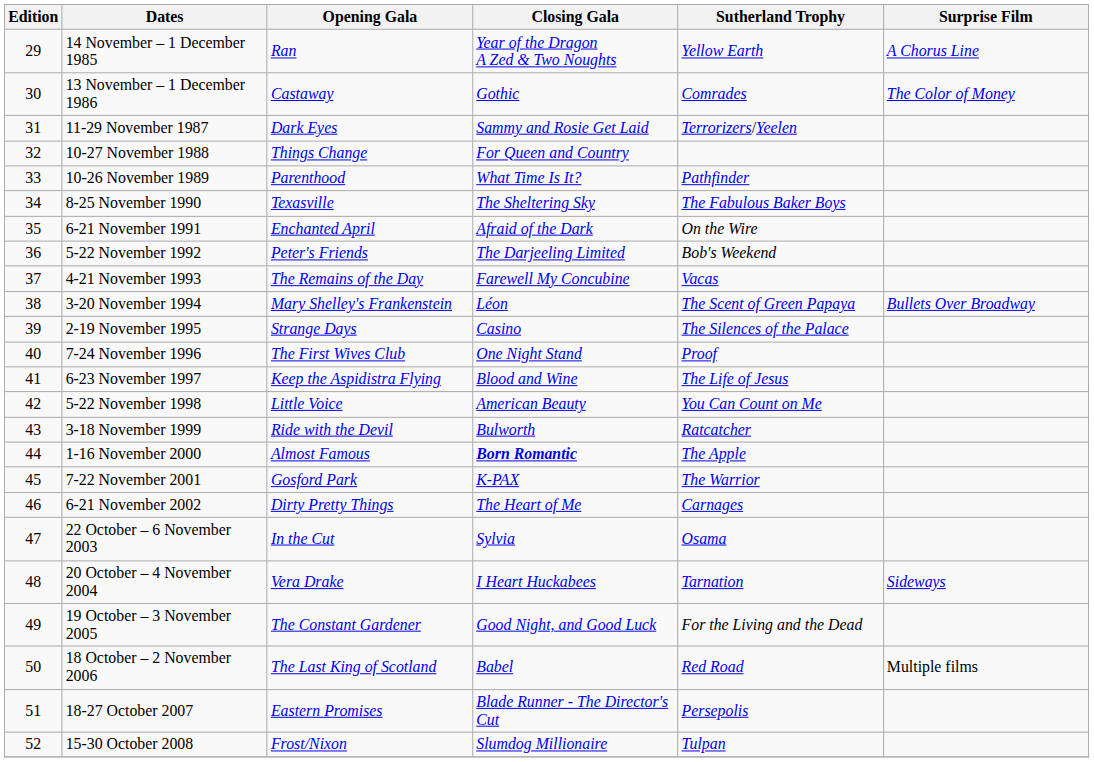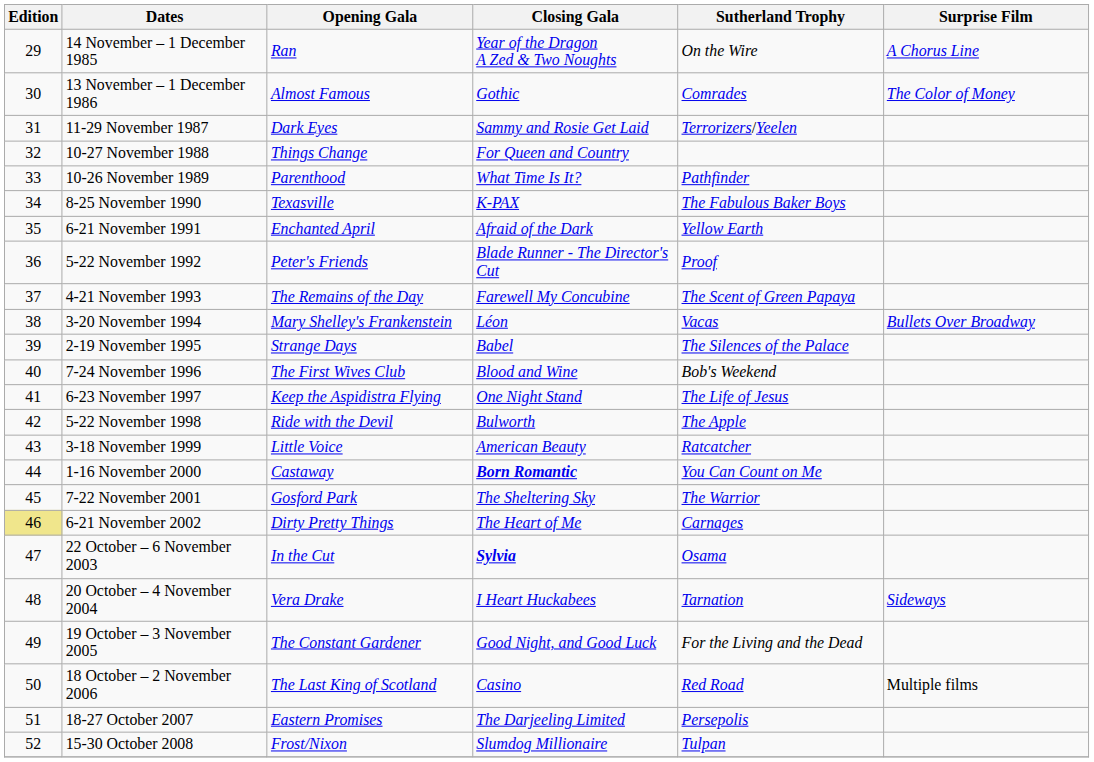(722, 51) Yellow Earth -> (720, 51) On the Wire
(302, 94) Castaway -> (320, 94) Almost Famous
(536, 203) The Sheltering Sky -> (498, 203) K-PAX
(720, 228) On the Wire -> (722, 228) Yellow Earth
(551, 253) The Darjeeling Limited -> (572, 262) Blade Runner - The Director's Cut
(729, 253) Bob's Weekend -> (699, 262) Proof
(700, 278) Vacas -> (768, 296) The Scent of Green Papaya
(768, 303) The Scent of Green Papaya -> (700, 321) Vacas
(499, 329) Casino -> (495, 346) Babel
(529, 354) One Night Stand -> (527, 371) Blood and Wine
(699, 354) Proof -> (729, 371) Bob's Weekend
(527, 379) Blood and Wine -> (529, 397) One Night Stand
(307, 404) Little Voice -> (332, 422) Ride with the Devil
(531, 404) American Beauty -> (506, 422) Bulworth
(752, 404) You Can Count on Me -> (714, 422) The Apple
(332, 429) Ride with the Devil -> (307, 447) Little Voice
(506, 429) Bulworth -> (531, 447) American Beauty
(320, 454) Almost Famous -> (302, 472) Castaway
(714, 454) The Apple -> (752, 472) You Can Count on Me
(498, 479) K-PAX -> (536, 497) The Sheltering Sky
(33, 504) no background -> (33, 522) khaki background
(496, 538) normal -> (496, 556) bold
(495, 667) Babel -> (499, 685) Casino
(572, 710) Blade Runner - The Director's Cut -> (551, 719) The Darjeeling Limited
